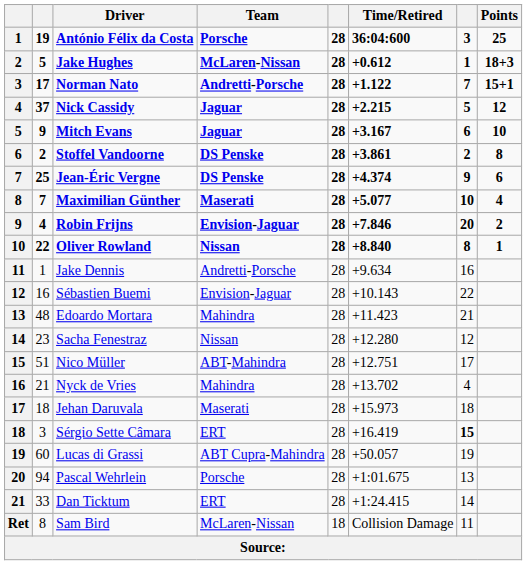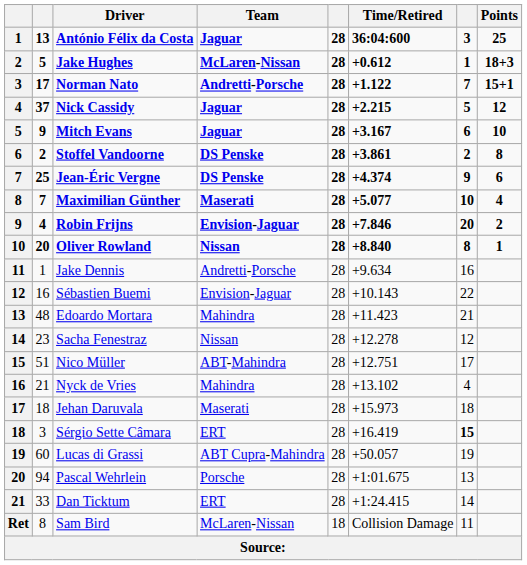(42, 38) 19 -> (42, 38) 13
(224, 38) Porsche -> (221, 38) Jaguar
(42, 246) 22 -> (42, 246) 20
(375, 339) +12.280 -> (375, 339) +12.278
(375, 385) +13.702 -> (375, 385) +13.102
